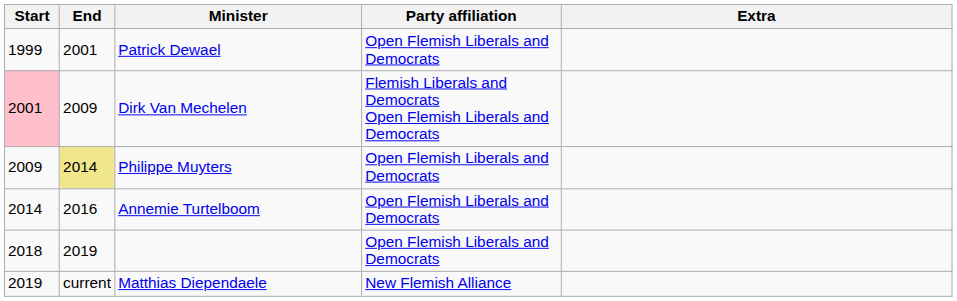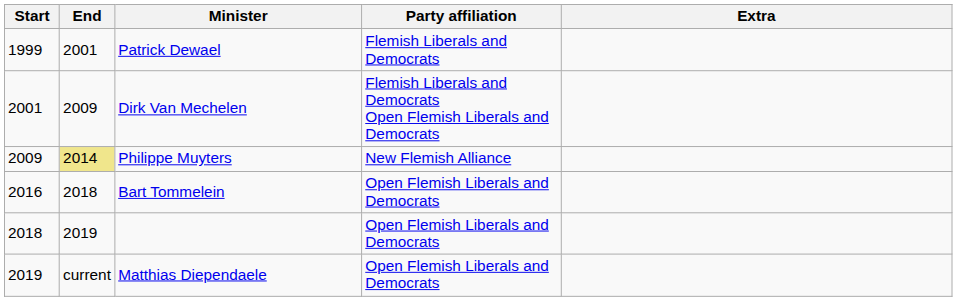(457, 49) Open Flemish Liberals and Democrats -> (436, 49) Flemish Liberals and Democrats
(25, 108) pink background -> (25, 108) no background
(457, 167) Open Flemish Liberals and Democrats -> (438, 158) New Flemish Alliance
- row: (189, 209)
+ row: (171, 191)
(438, 283) New Flemish Alliance -> (457, 275) Open Flemish Liberals and Democrats
